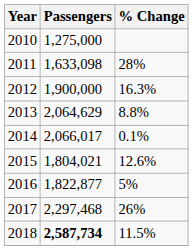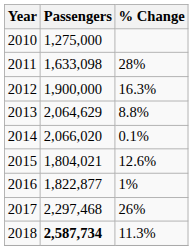(73, 136) 2,066,017 -> (73, 136) 2,066,020
(128, 185) 5% -> (128, 185) 1%
(137, 233) 11.5% -> (137, 233) 11.3%
